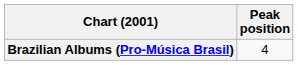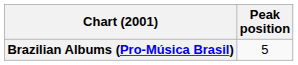(265, 49) 4 -> (265, 49) 5
